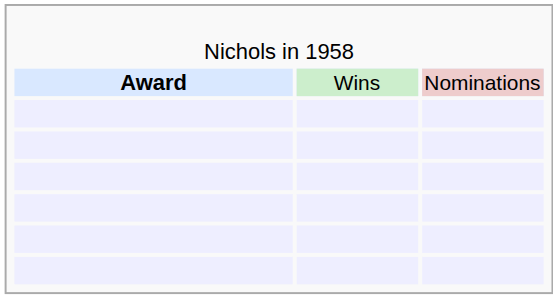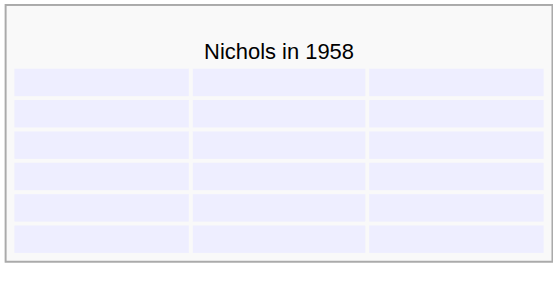- row: (154, 83)
